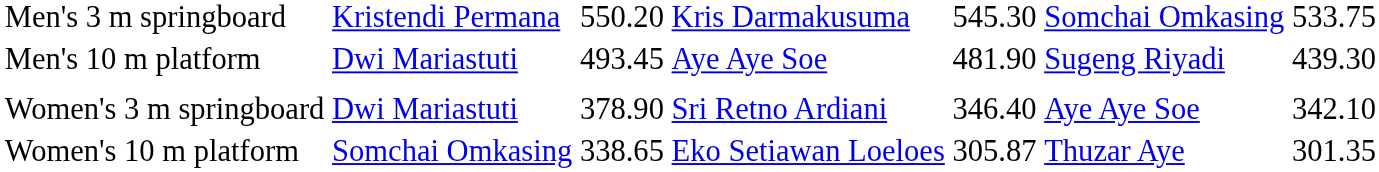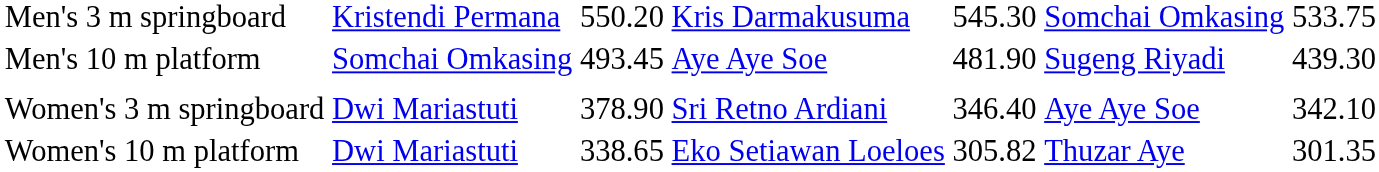(425, 59) Dwi Mariastuti -> (452, 59) Somchai Omkasing
(452, 151) Somchai Omkasing -> (425, 151) Dwi Mariastuti
(994, 151) 305.87 -> (994, 151) 305.82
